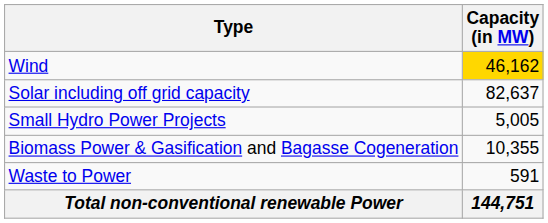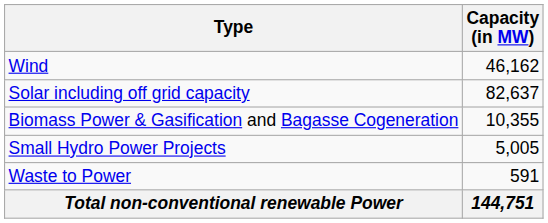(512, 65) gold background -> (512, 65) no background
rows swapped: (117, 120) <-> (233, 148)
